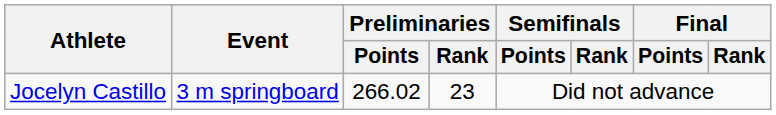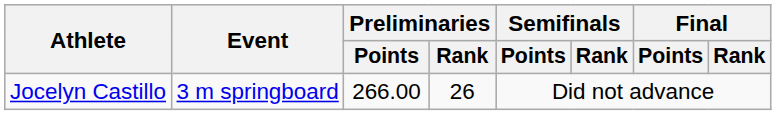(386, 92) 266.02 -> (386, 92) 266.00
(462, 92) 23 -> (462, 92) 26
